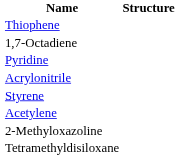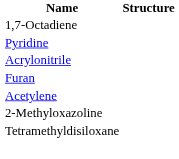- row: (32, 25)
+ row: (20, 78)
- row: (25, 95)
